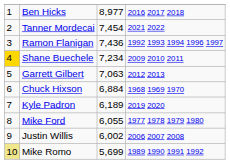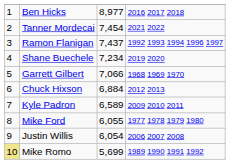(111, 43) 7,436 -> (111, 43) 7,437
(9, 58) gold background -> (9, 58) no background
(156, 58) 2009 2010 2011 -> (146, 58) 2019 2020
(111, 74) 7,063 -> (111, 74) 7,066
(146, 74) 2012 2013 -> (156, 74) 1968 1969 1970
(156, 89) 1968 1969 1970 -> (146, 89) 2012 2013
(111, 105) 6,189 -> (111, 105) 6,589
(146, 105) 2019 2020 -> (156, 105) 2009 2010 2011
(111, 136) 6,002 -> (111, 136) 6,054
